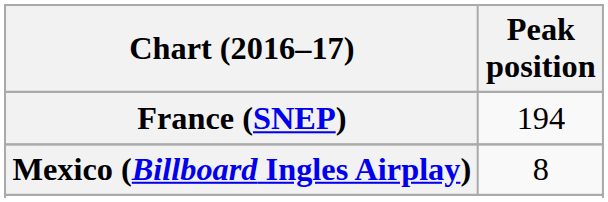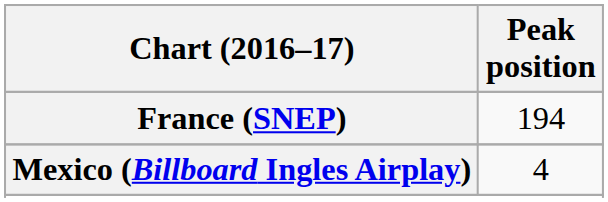(541, 169) 8 -> (541, 169) 4
